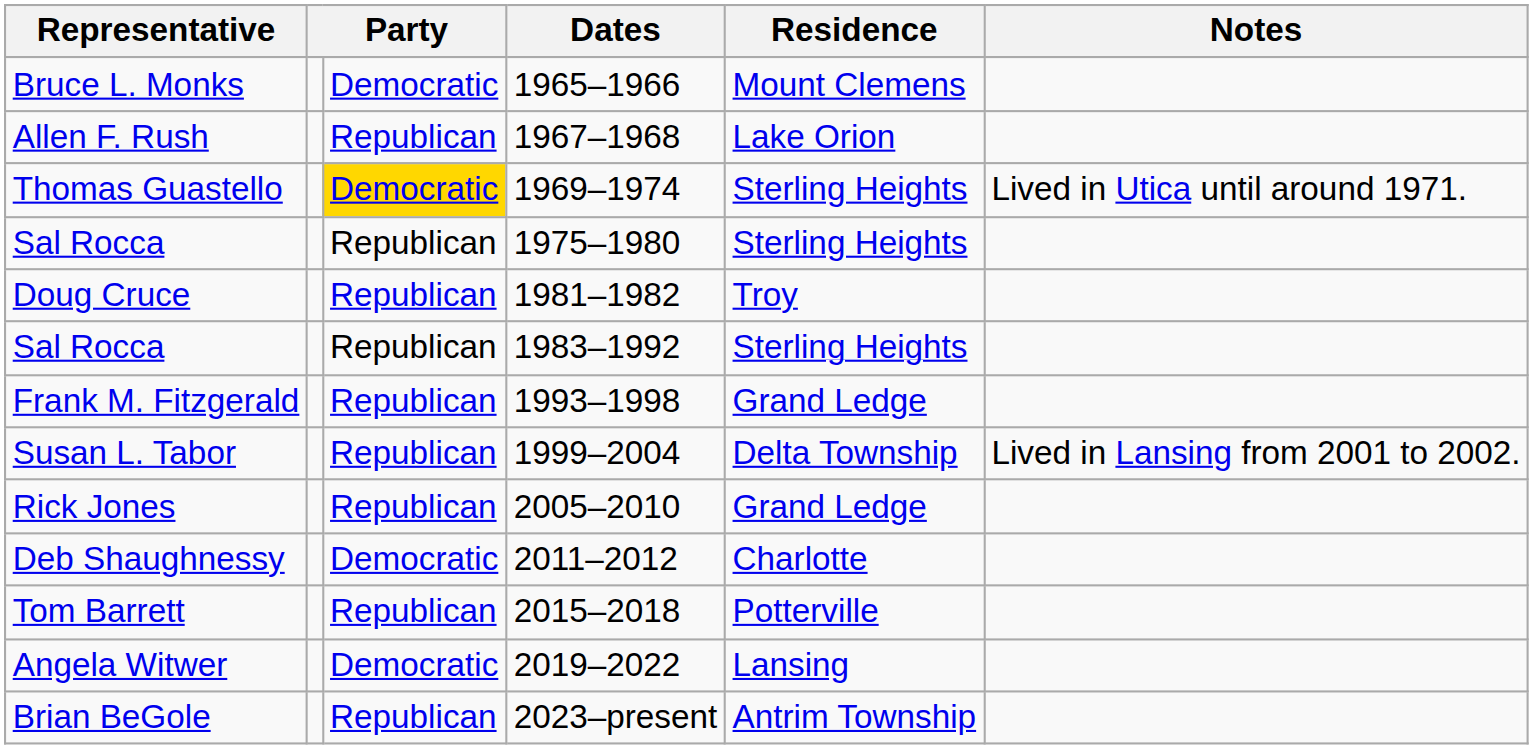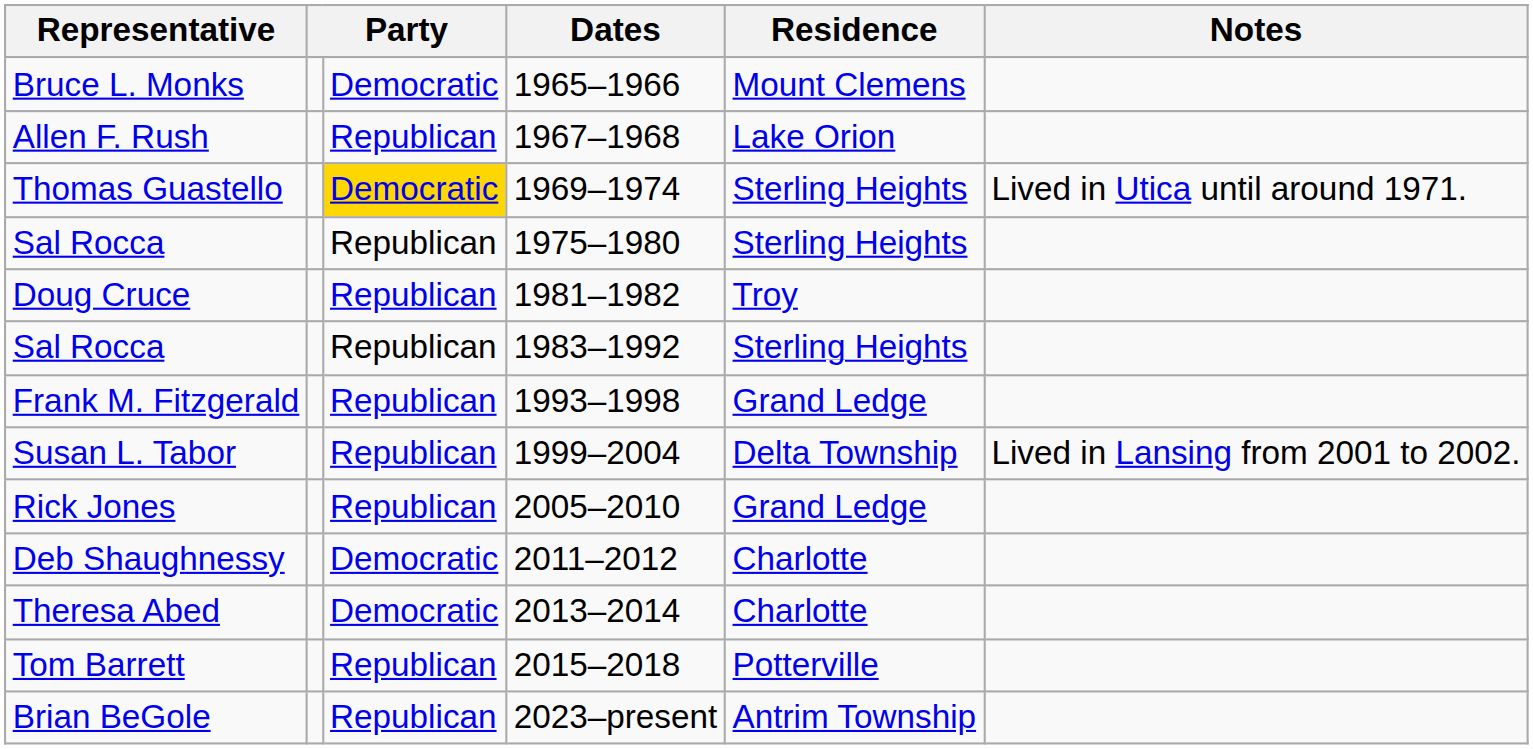+ row: (116, 611)
- row: (120, 664)
